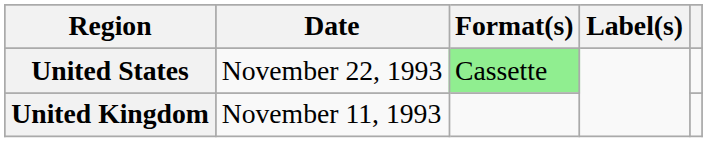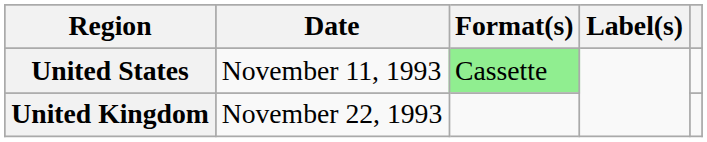(332, 70) November 22, 1993 -> (331, 70) November 11, 1993
(331, 114) November 11, 1993 -> (332, 114) November 22, 1993
